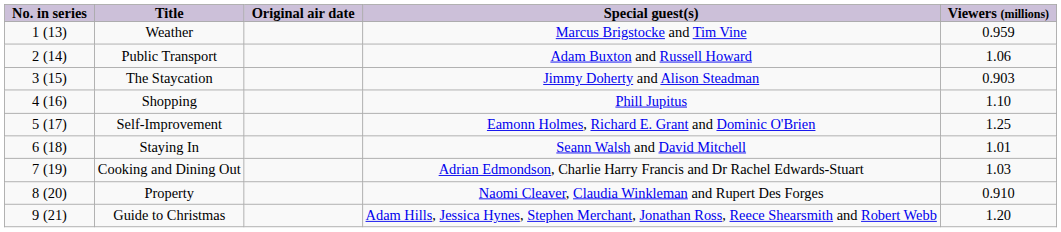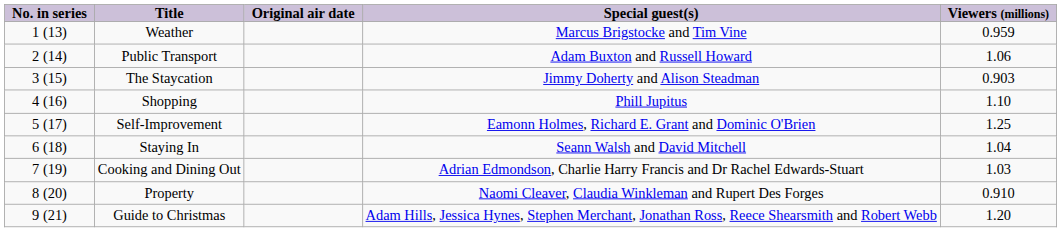(998, 147) 1.01 -> (998, 147) 1.04
